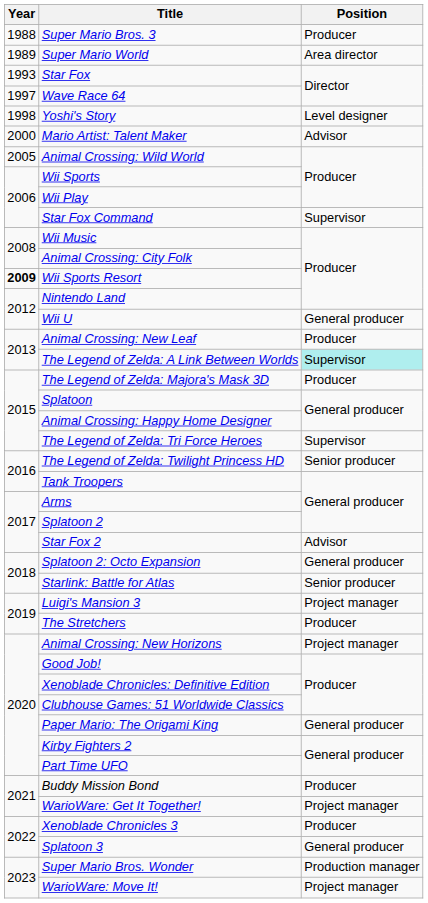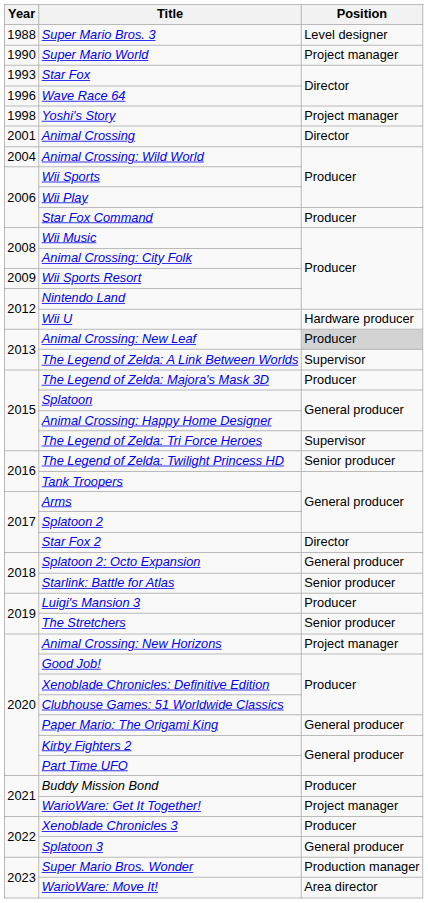(330, 34) Producer -> (346, 34) Level designer
(22, 55) 1989 -> (22, 55) 1990
(341, 55) Area director -> (351, 55) Project manager
(22, 95) 1997 -> (22, 95) 1996
(346, 116) Level designer -> (351, 116) Project manager
- row: (114, 136)
+ row: (88, 136)
(22, 156) 2005 -> (22, 156) 2004
(335, 217) Supervisor -> (330, 217) Producer
(22, 278) bold -> (22, 278) normal
(354, 319) General producer -> (359, 319) Hardware producer
(330, 339) no background -> (330, 339) lightgrey background
(335, 359) paleturquoise background -> (335, 359) no background
(326, 542) Advisor -> (327, 542) Director
(351, 603) Project manager -> (330, 603) Producer
(330, 623) Producer -> (350, 623) Senior producer
(351, 887) Project manager -> (341, 887) Area director
